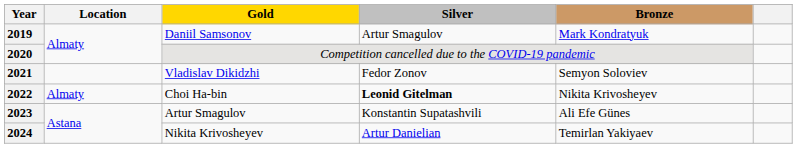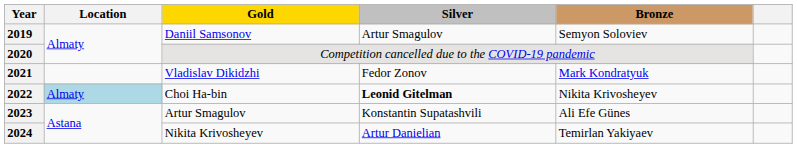(604, 34) Mark Kondratyuk -> (603, 34) Semyon Soloviev
(603, 73) Semyon Soloviev -> (604, 73) Mark Kondratyuk
(65, 93) no background -> (65, 93) lightblue background
